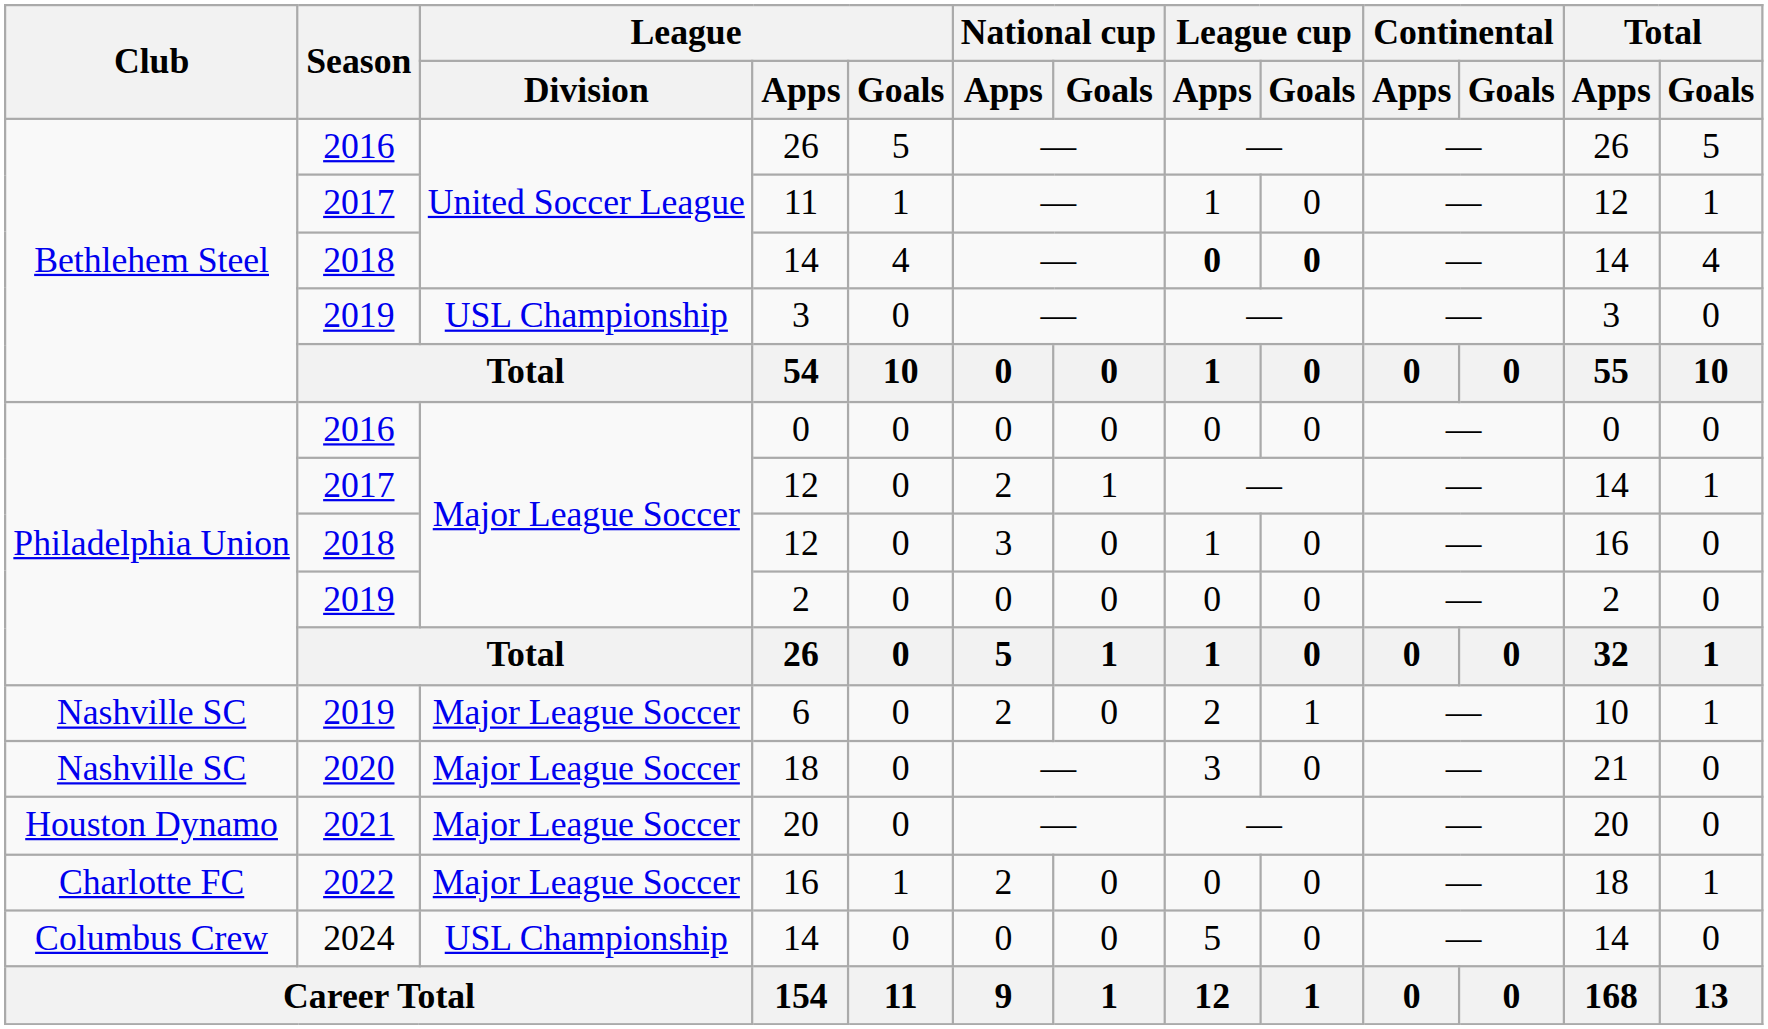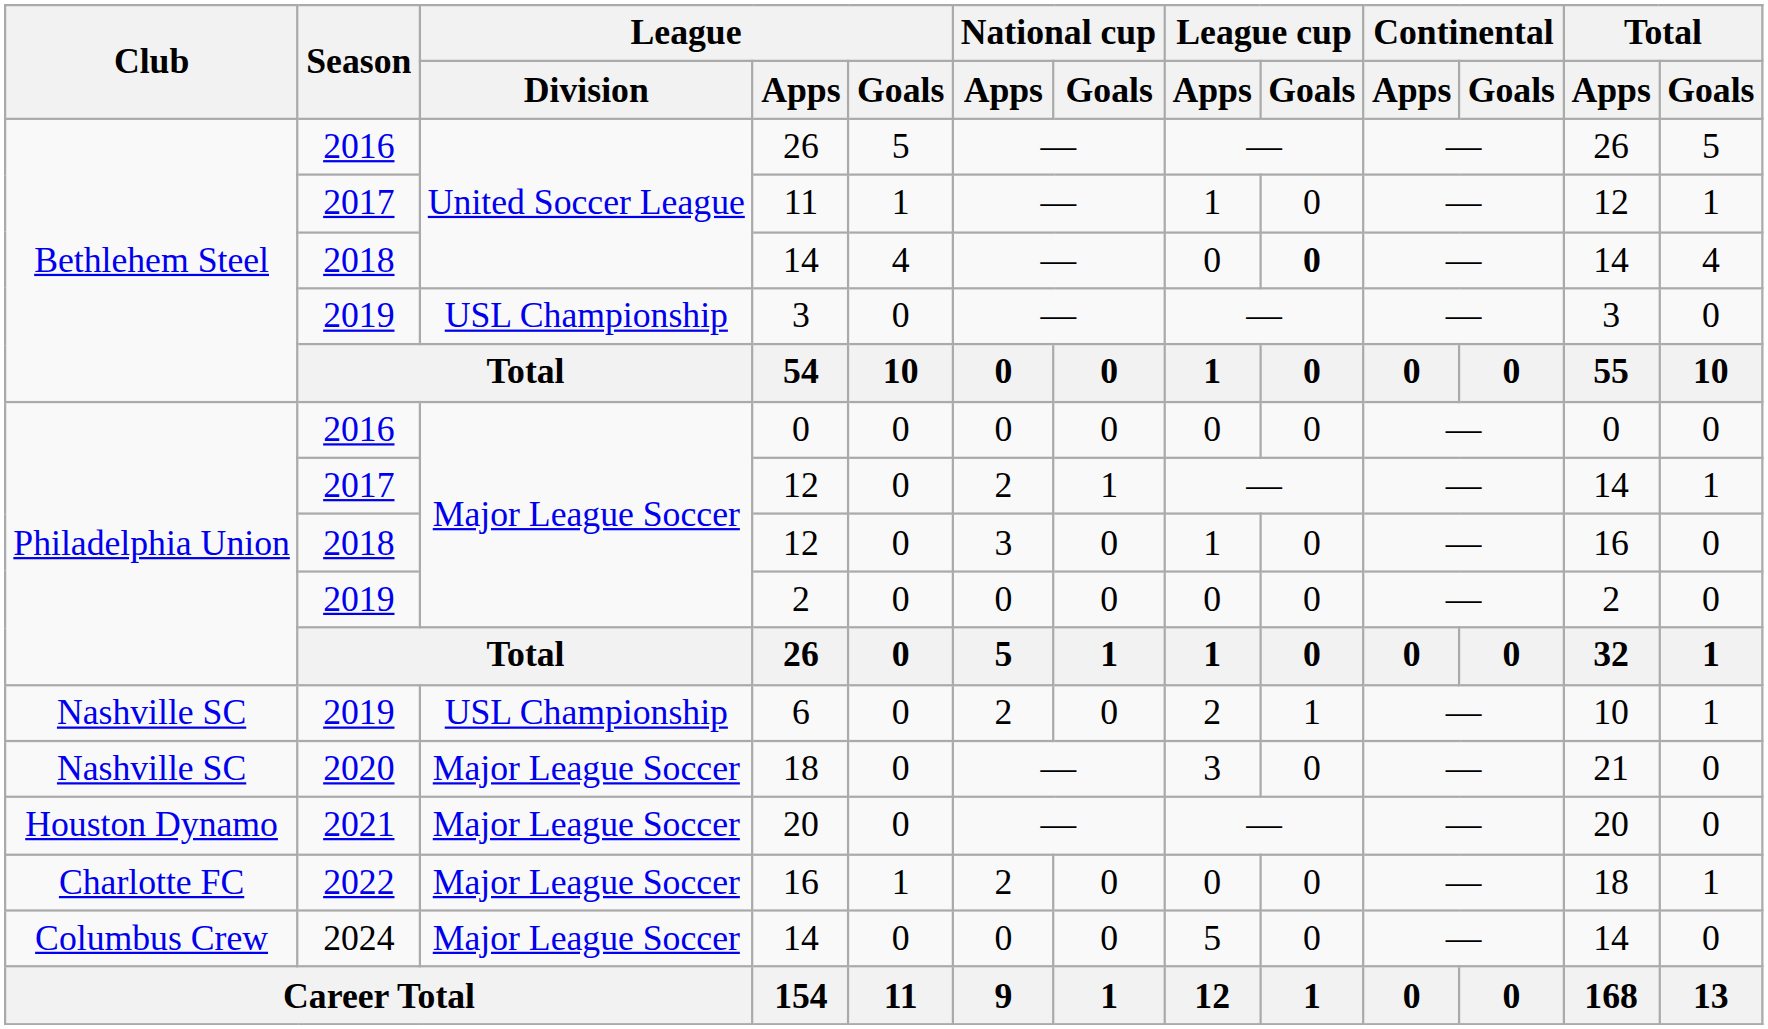(1212, 259) bold -> (1212, 259) normal
(586, 711) Major League Soccer -> (586, 711) USL Championship
(586, 938) USL Championship -> (586, 938) Major League Soccer
